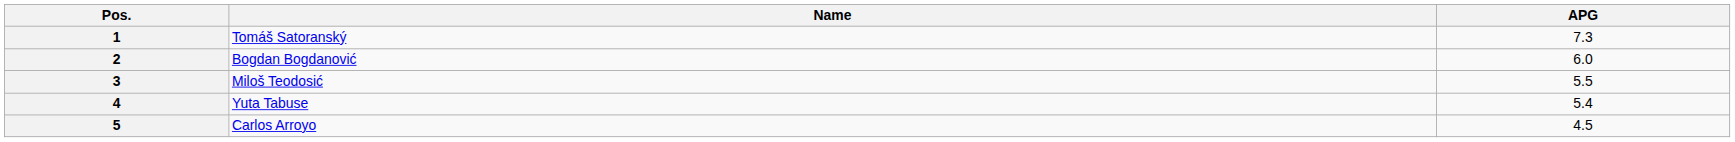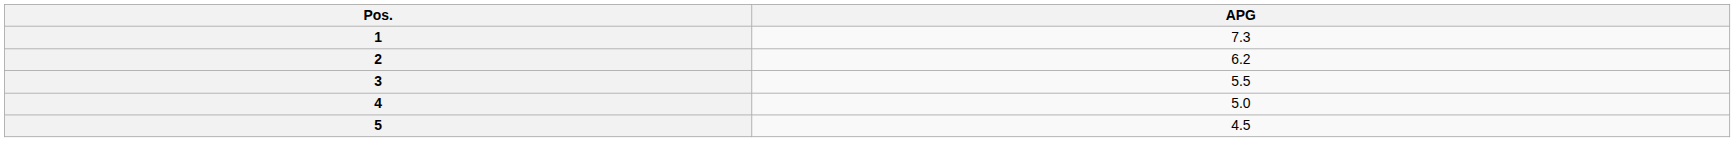- column: (833, 15)
(1583, 59) 6.0 -> (1241, 59) 6.2
(1583, 103) 5.4 -> (1241, 103) 5.0
